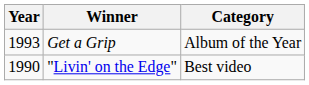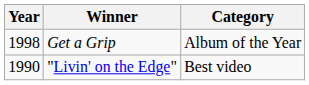(24, 42) 1993 -> (24, 42) 1998
